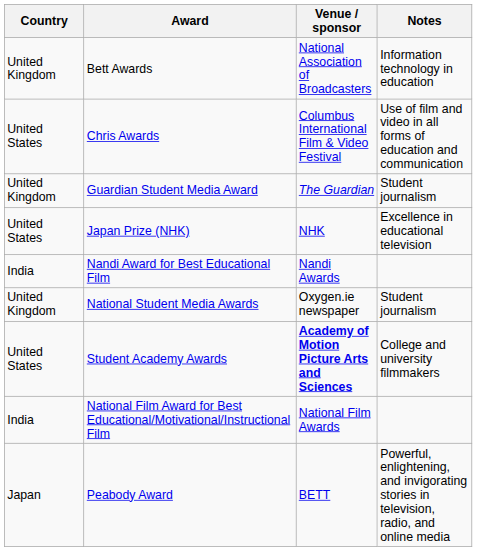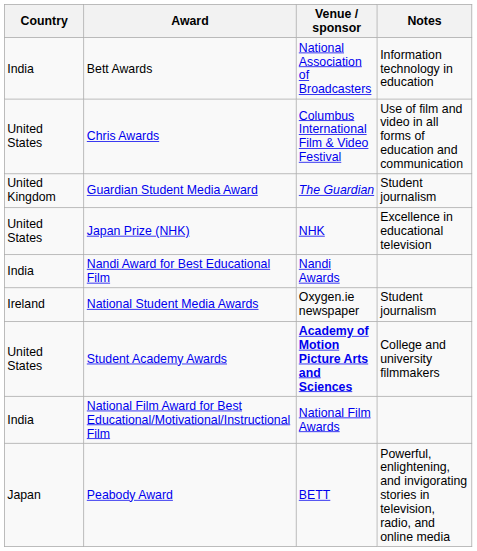(32, 68) United Kingdom -> (21, 68) India
(32, 304) United Kingdom -> (26, 304) Ireland
